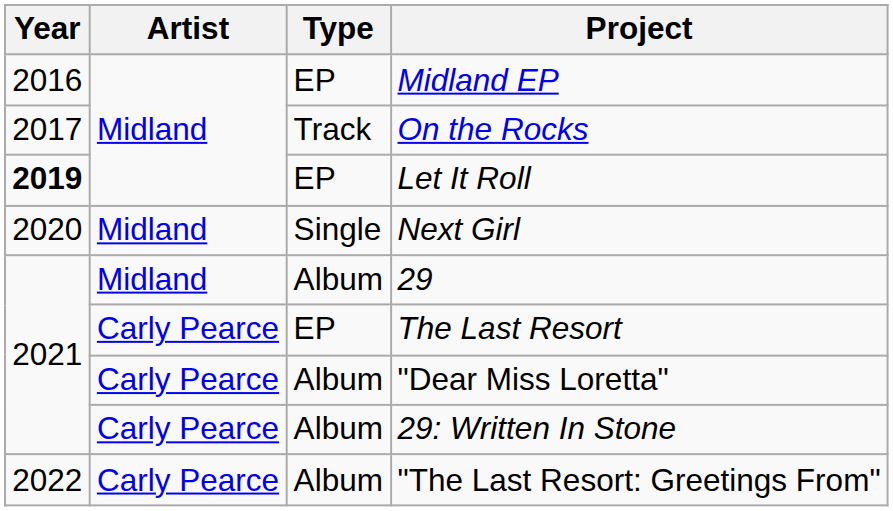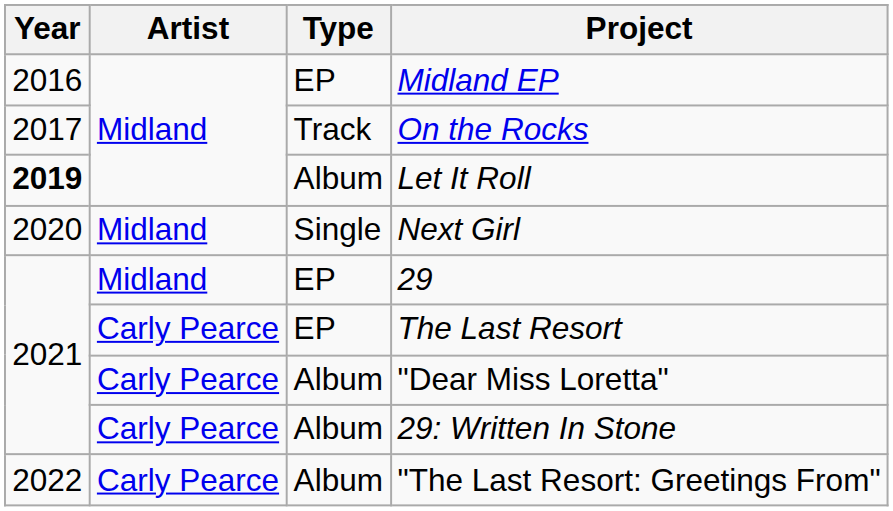(315, 179) EP -> (338, 179) Album
(338, 279) Album -> (315, 279) EP
